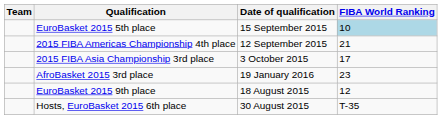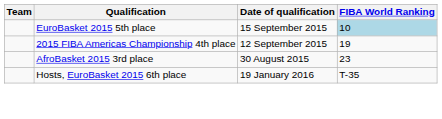(345, 43) 21 -> (345, 43) 19
- row: (125, 59)
(277, 75) 19 January 2016 -> (274, 59) 30 August 2015
- row: (96, 91)
(274, 106) 30 August 2015 -> (277, 75) 19 January 2016
